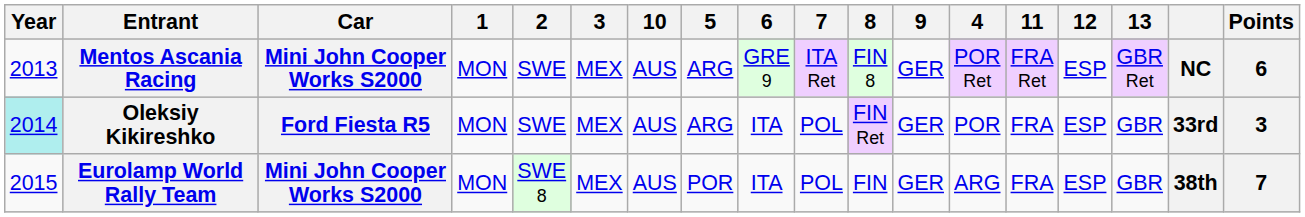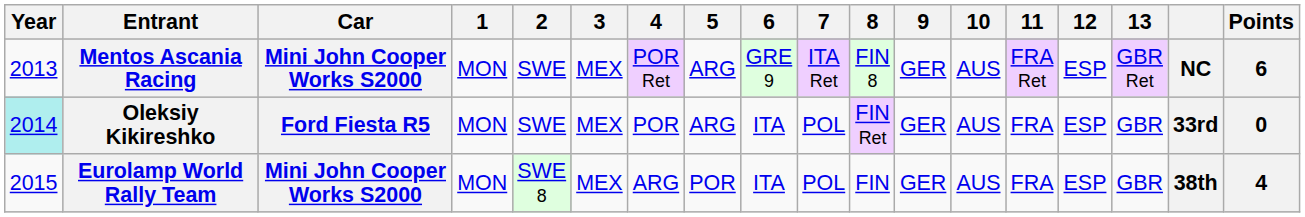columns swapped: (977, 22) <-> (655, 22)
(1261, 126) 3 -> (1261, 126) 0
(1261, 183) 7 -> (1261, 183) 4
